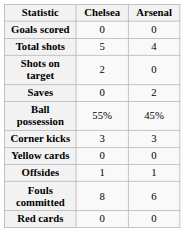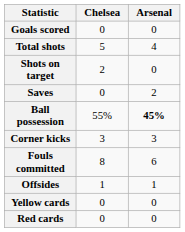(154, 116) normal -> (154, 116) bold
rows swapped: (40, 196) <-> (40, 156)
